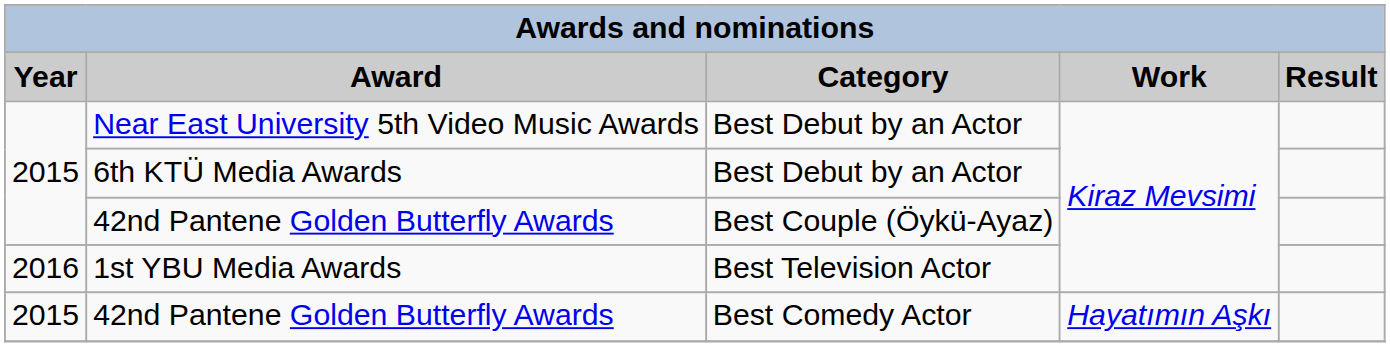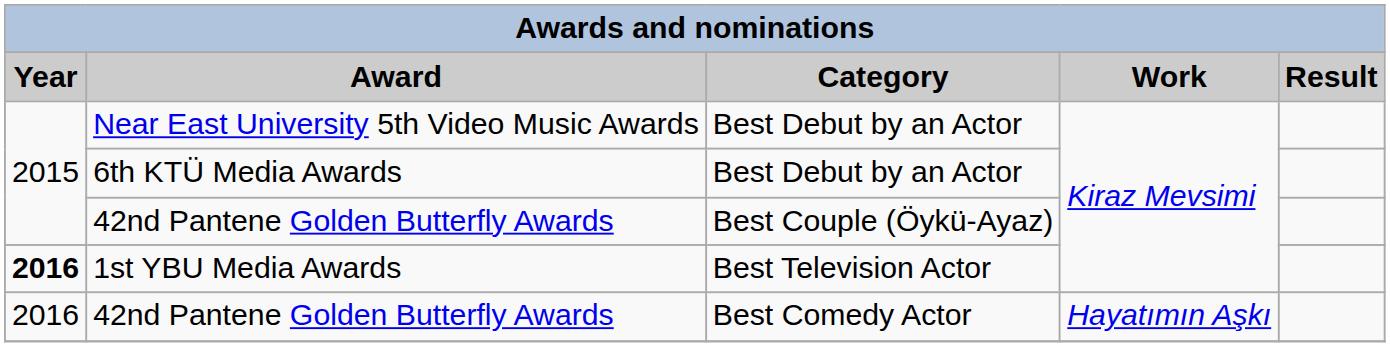(46, 268) normal -> (46, 268) bold
(46, 316) 2015 -> (46, 316) 2016
